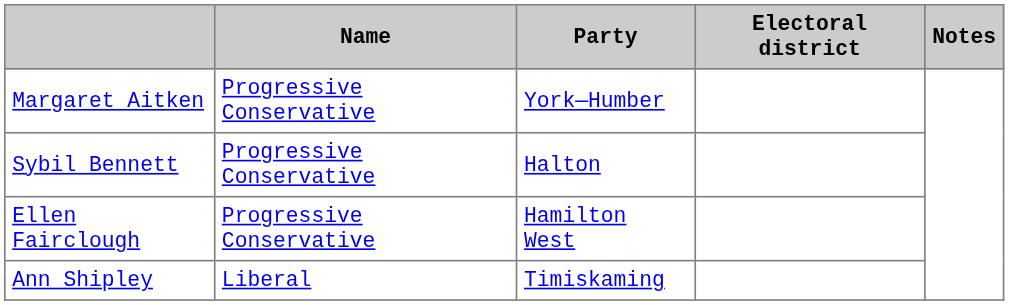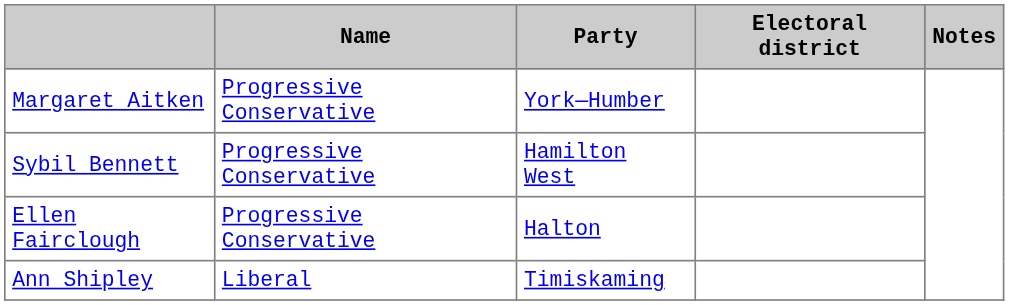(562, 165) Halton -> (575, 165) Hamilton West
(575, 229) Hamilton West -> (562, 229) Halton
